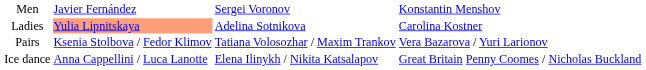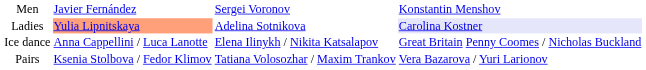(441, 25) no background -> (441, 25) lavender background
rows swapped: (27, 42) <-> (27, 59)
